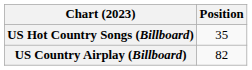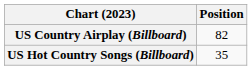rows swapped: (101, 55) <-> (101, 34)
